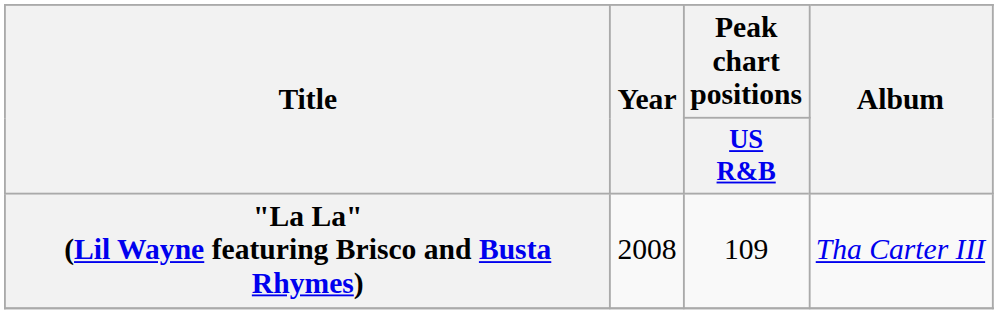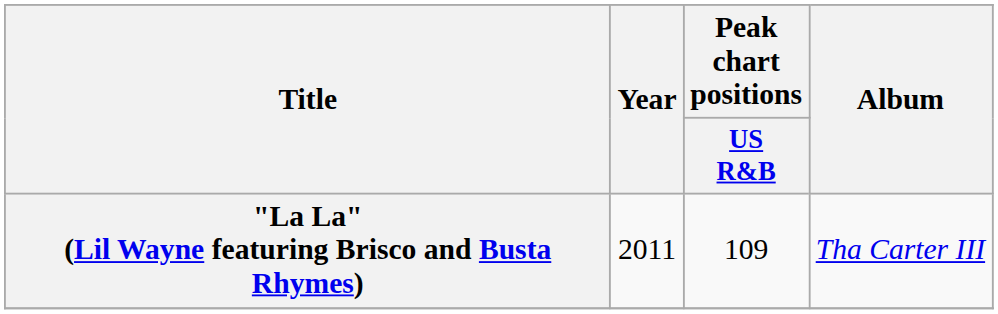(647, 250) 2008 -> (647, 250) 2011
